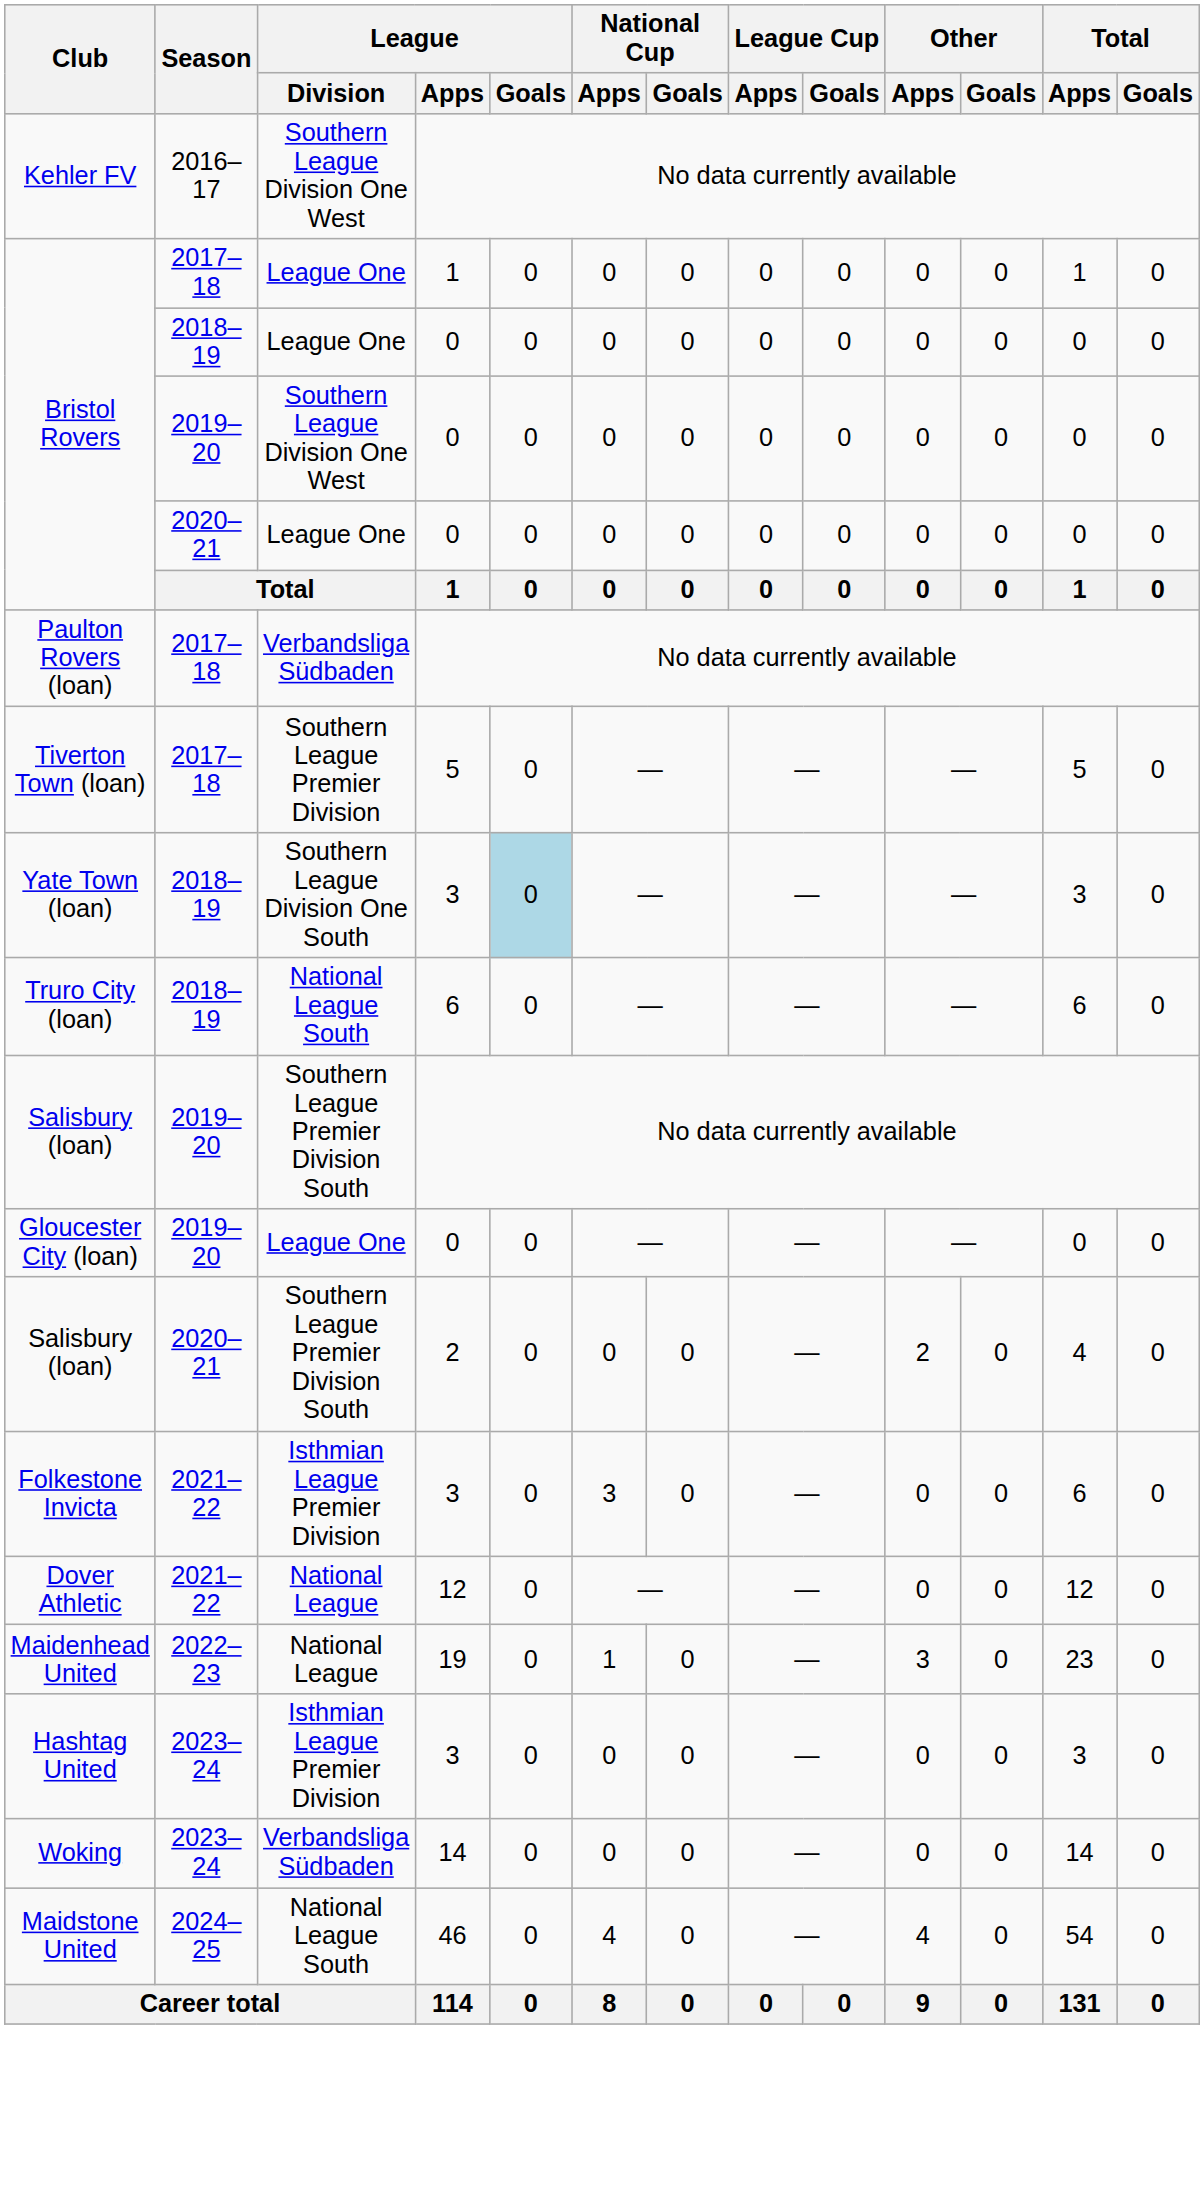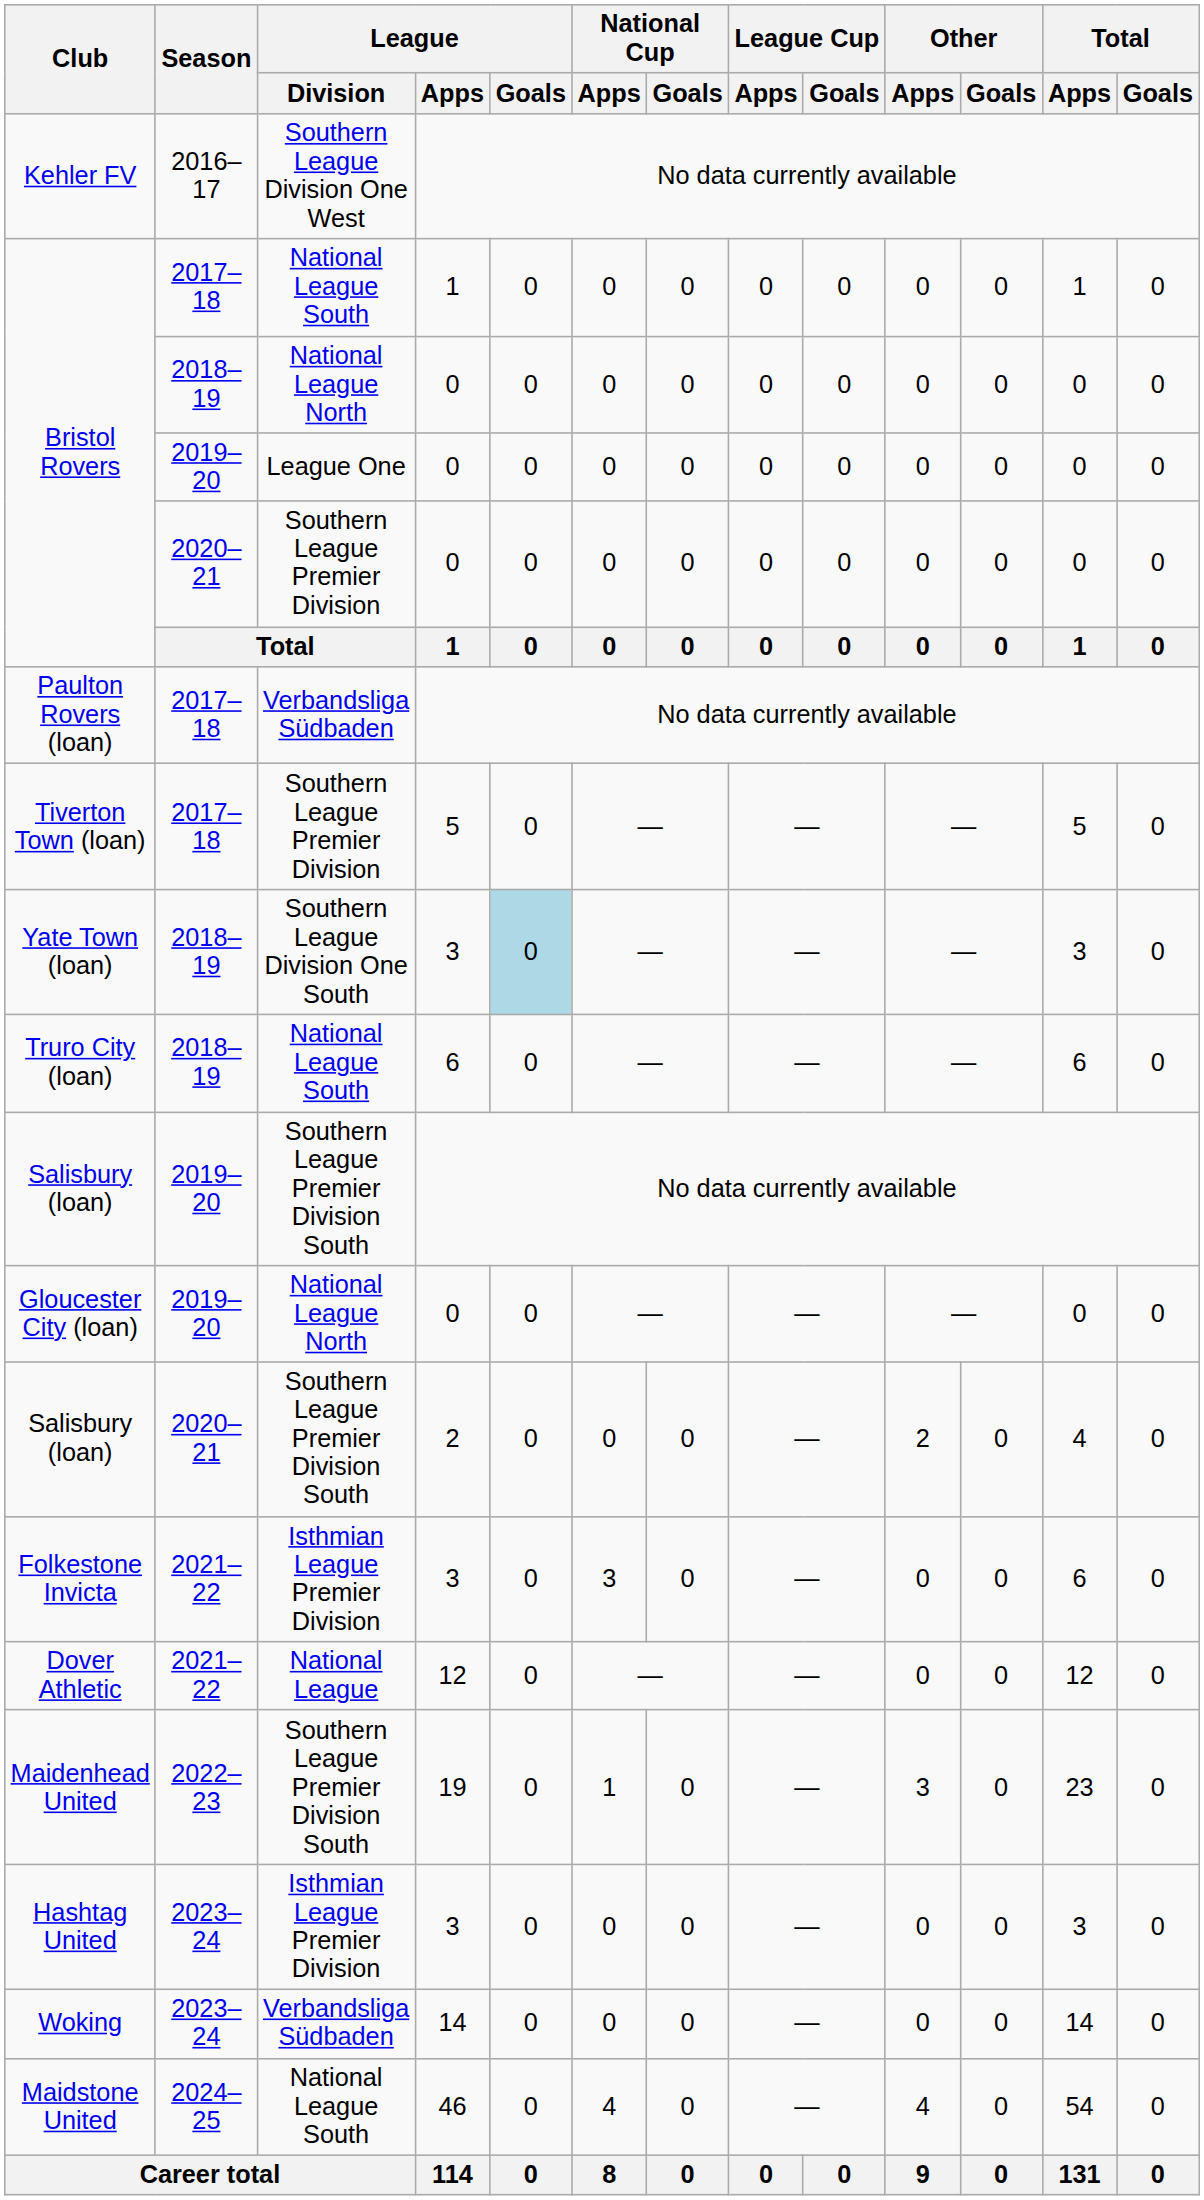(336, 272) League One -> (336, 287) National League South
(336, 341) League One -> (336, 383) National League North
(336, 438) Southern League Division One West -> (336, 466) League One
(336, 535) League One -> (336, 563) Southern League Premier Division
(336, 1242) League One -> (336, 1313) National League North
(336, 1658) National League -> (336, 1786) Southern League Premier Division South
